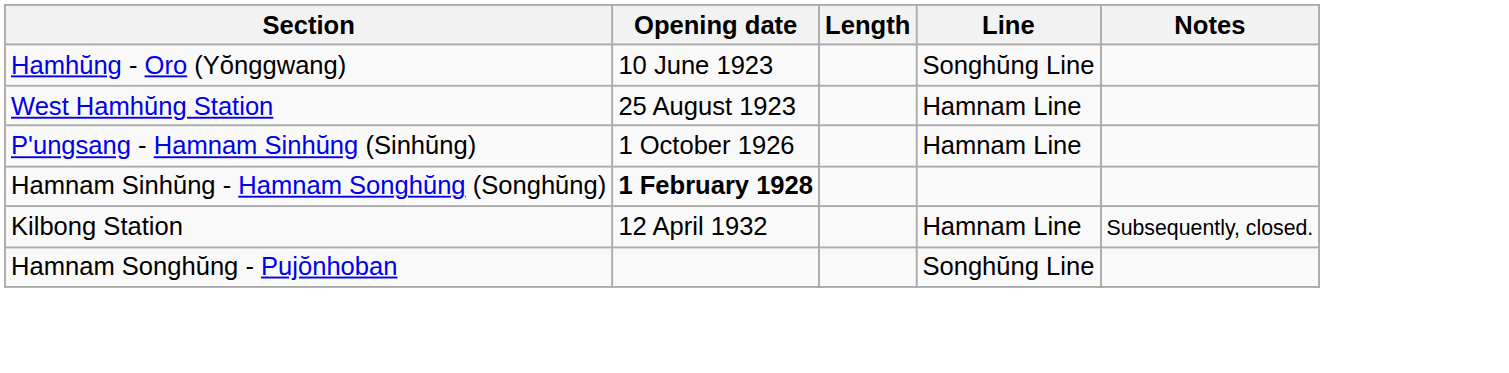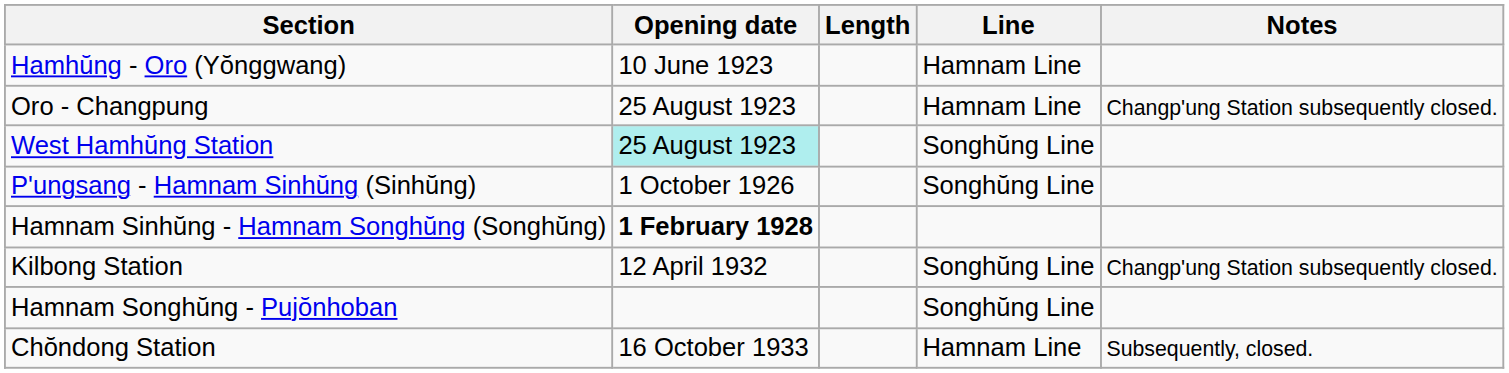(1008, 65) Songhŭng Line -> (1002, 65) Hamnam Line
+ row: (110, 105)
(707, 105) no background -> (707, 146) paleturquoise background
(1002, 105) Hamnam Line -> (1008, 146) Songhŭng Line
(1002, 146) Hamnam Line -> (1008, 186) Songhŭng Line
(1002, 226) Hamnam Line -> (1008, 266) Songhŭng Line
(1210, 227) Subsequently, closed. -> (1302, 267) Changp'ung Station subsequently closed.
+ row: (113, 347)
